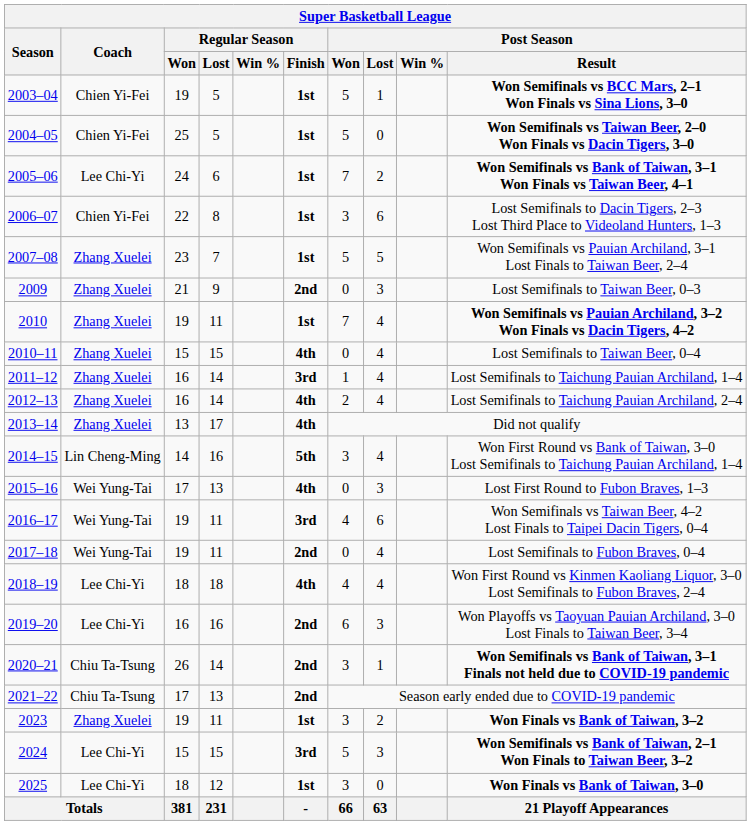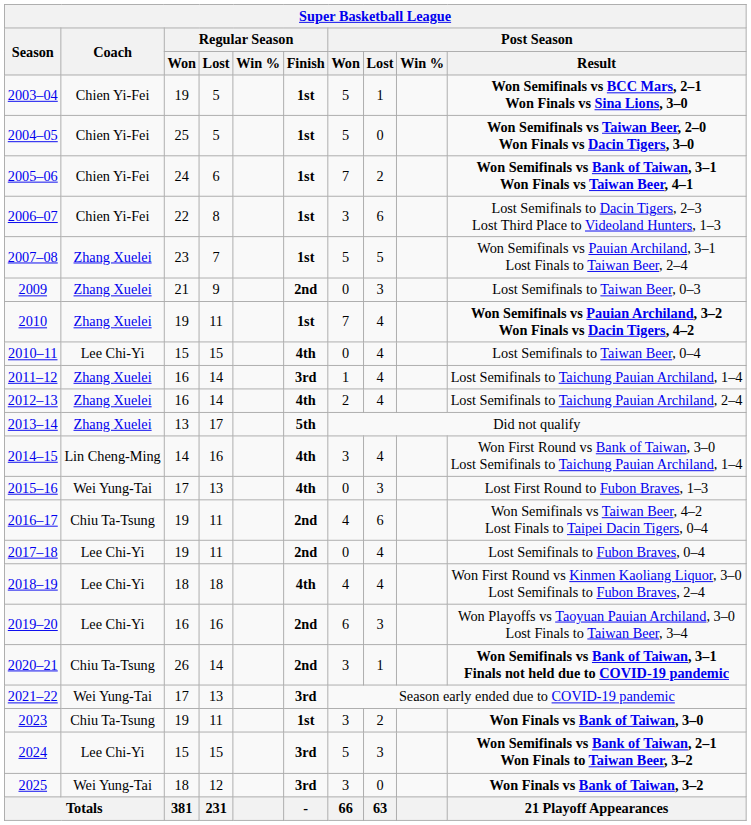(113, 176) Lee Chi-Yi -> (113, 176) Chien Yi-Fei
(113, 353) Zhang Xuelei -> (113, 353) Lee Chi-Yi
(306, 424) 4th -> (306, 424) 5th
(306, 456) 5th -> (306, 456) 4th
(113, 520) Wei Yung-Tai -> (113, 520) Chiu Ta-Tsung
(306, 520) 3rd -> (306, 520) 2nd
(113, 552) Wei Yung-Tai -> (113, 552) Lee Chi-Yi
(113, 697) Chiu Ta-Tsung -> (113, 697) Wei Yung-Tai
(306, 697) 2nd -> (306, 697) 3rd
(113, 720) Zhang Xuelei -> (113, 720) Chiu Ta-Tsung
(597, 720) Won Finals vs Bank of Taiwan, 3–2 -> (597, 720) Won Finals vs Bank of Taiwan, 3–0
(113, 784) Lee Chi-Yi -> (113, 784) Wei Yung-Tai
(306, 784) 1st -> (306, 784) 3rd
(597, 784) Won Finals vs Bank of Taiwan, 3–0 -> (597, 784) Won Finals vs Bank of Taiwan, 3–2
